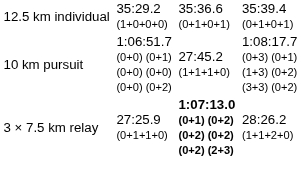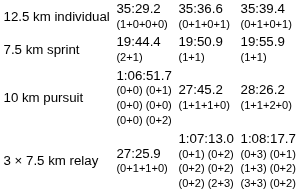+ row: (42, 49)
(270, 64) 1:08:17.7 (0+3) (0+1) (1+3) (0+2) (3+3) (0+2) -> (266, 97) 28:26.2 (1+1+2+0)
(207, 127) bold -> (206, 160) normal
(268, 127) 28:26.2 (1+1+2+0) -> (268, 160) 1:08:17.7 (0+3) (0+1) (1+3) (0+2) (3+3) (0+2)
